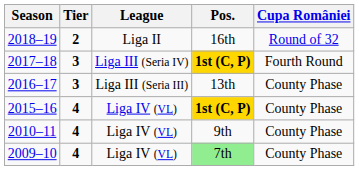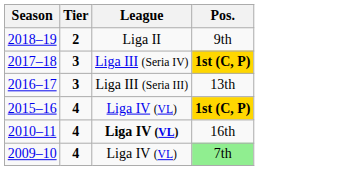- column: (304, 16)
(223, 39) 16th -> (223, 39) 9th
(142, 131) normal -> (142, 131) bold
(223, 131) 9th -> (223, 131) 16th
